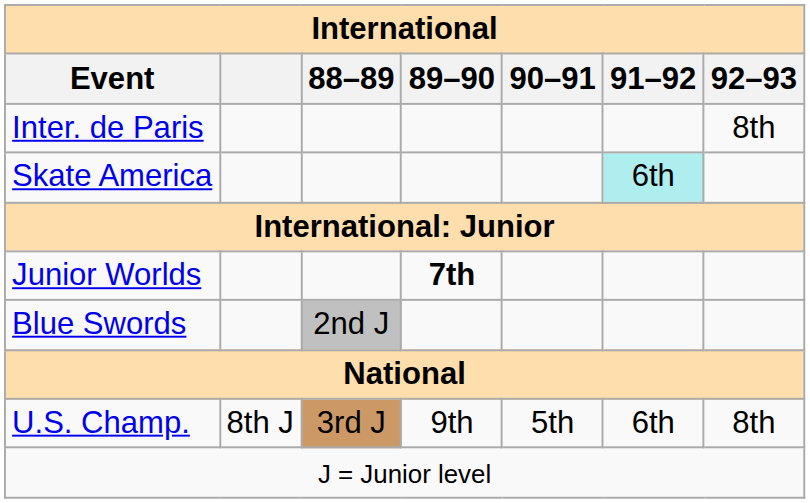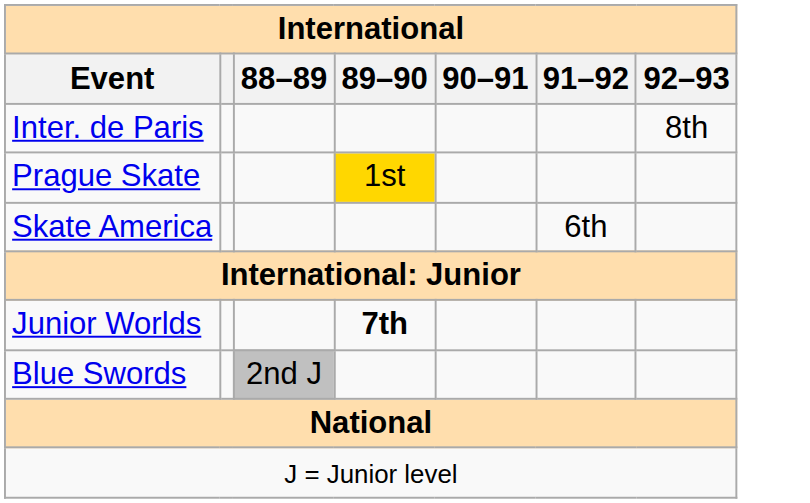+ row: (106, 176)
(653, 176) paleturquoise background -> (586, 226) no background
- row: (101, 422)
